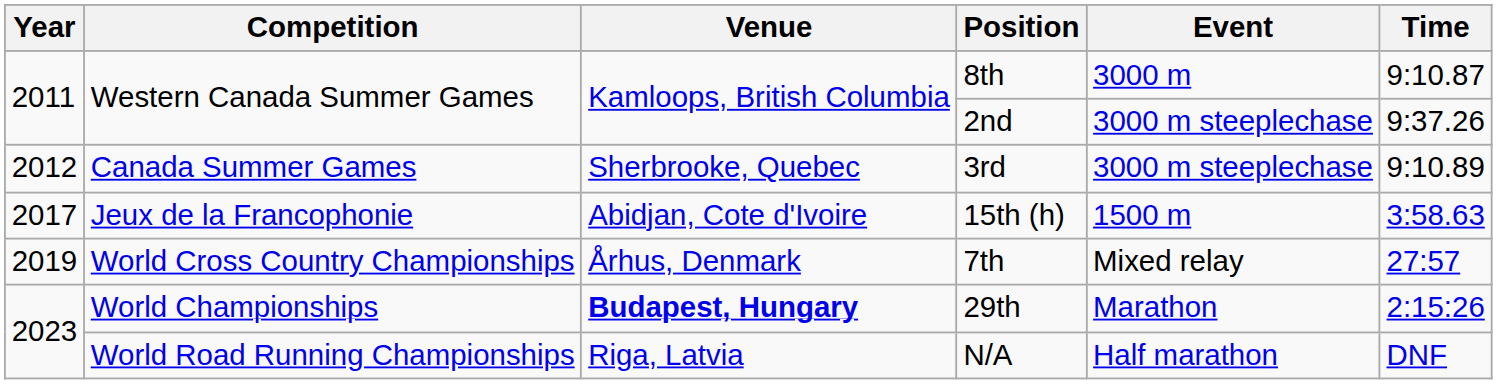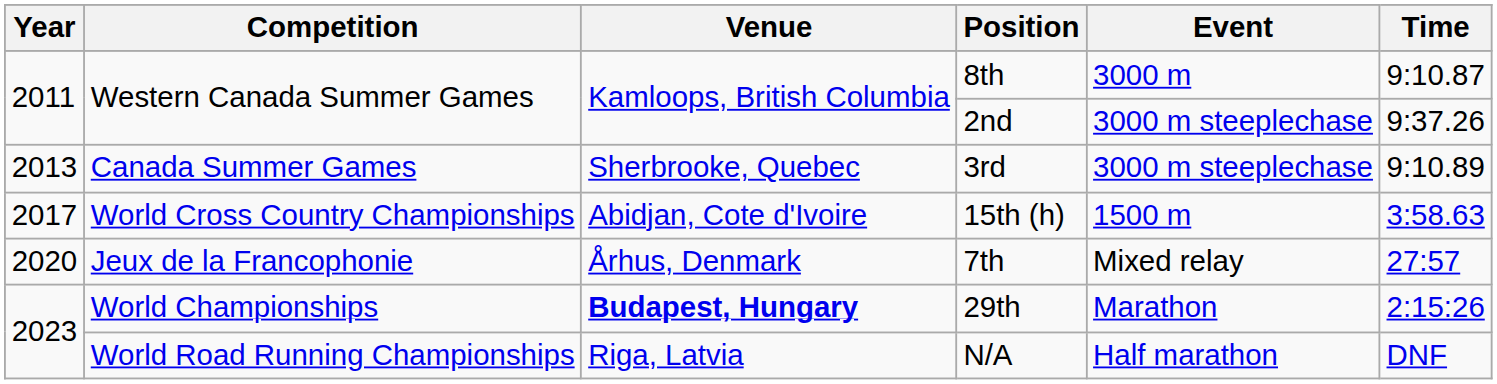(44, 167) 2012 -> (44, 167) 2013
(252, 214) Jeux de la Francophonie -> (333, 214) World Cross Country Championships
(44, 261) 2019 -> (44, 261) 2020
(333, 261) World Cross Country Championships -> (252, 261) Jeux de la Francophonie
